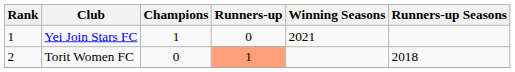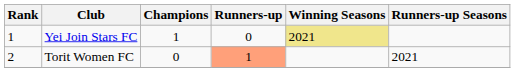(302, 36) no background -> (302, 36) khaki background
(405, 57) 2018 -> (405, 57) 2021
